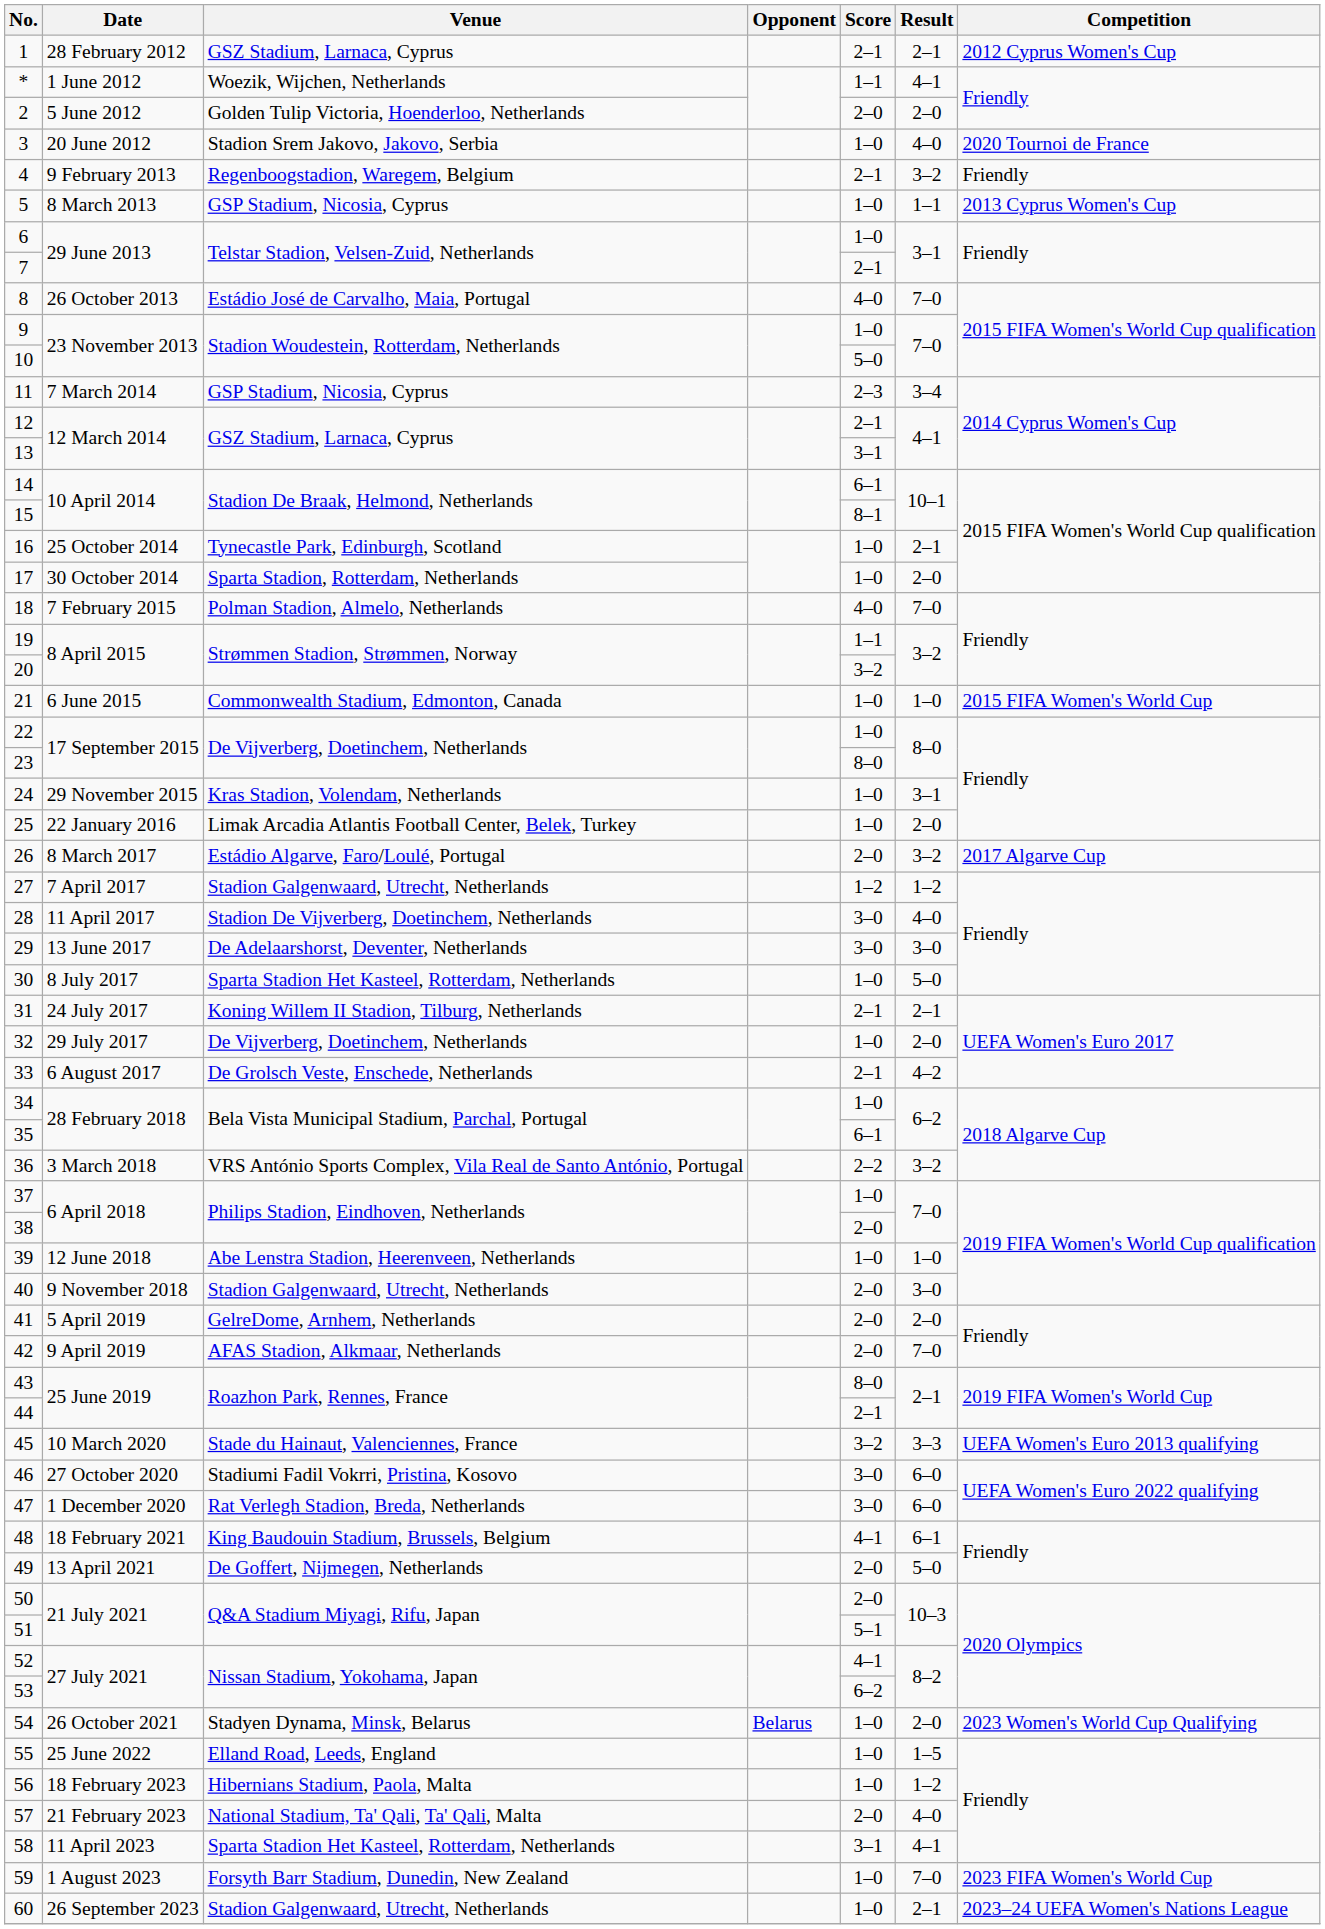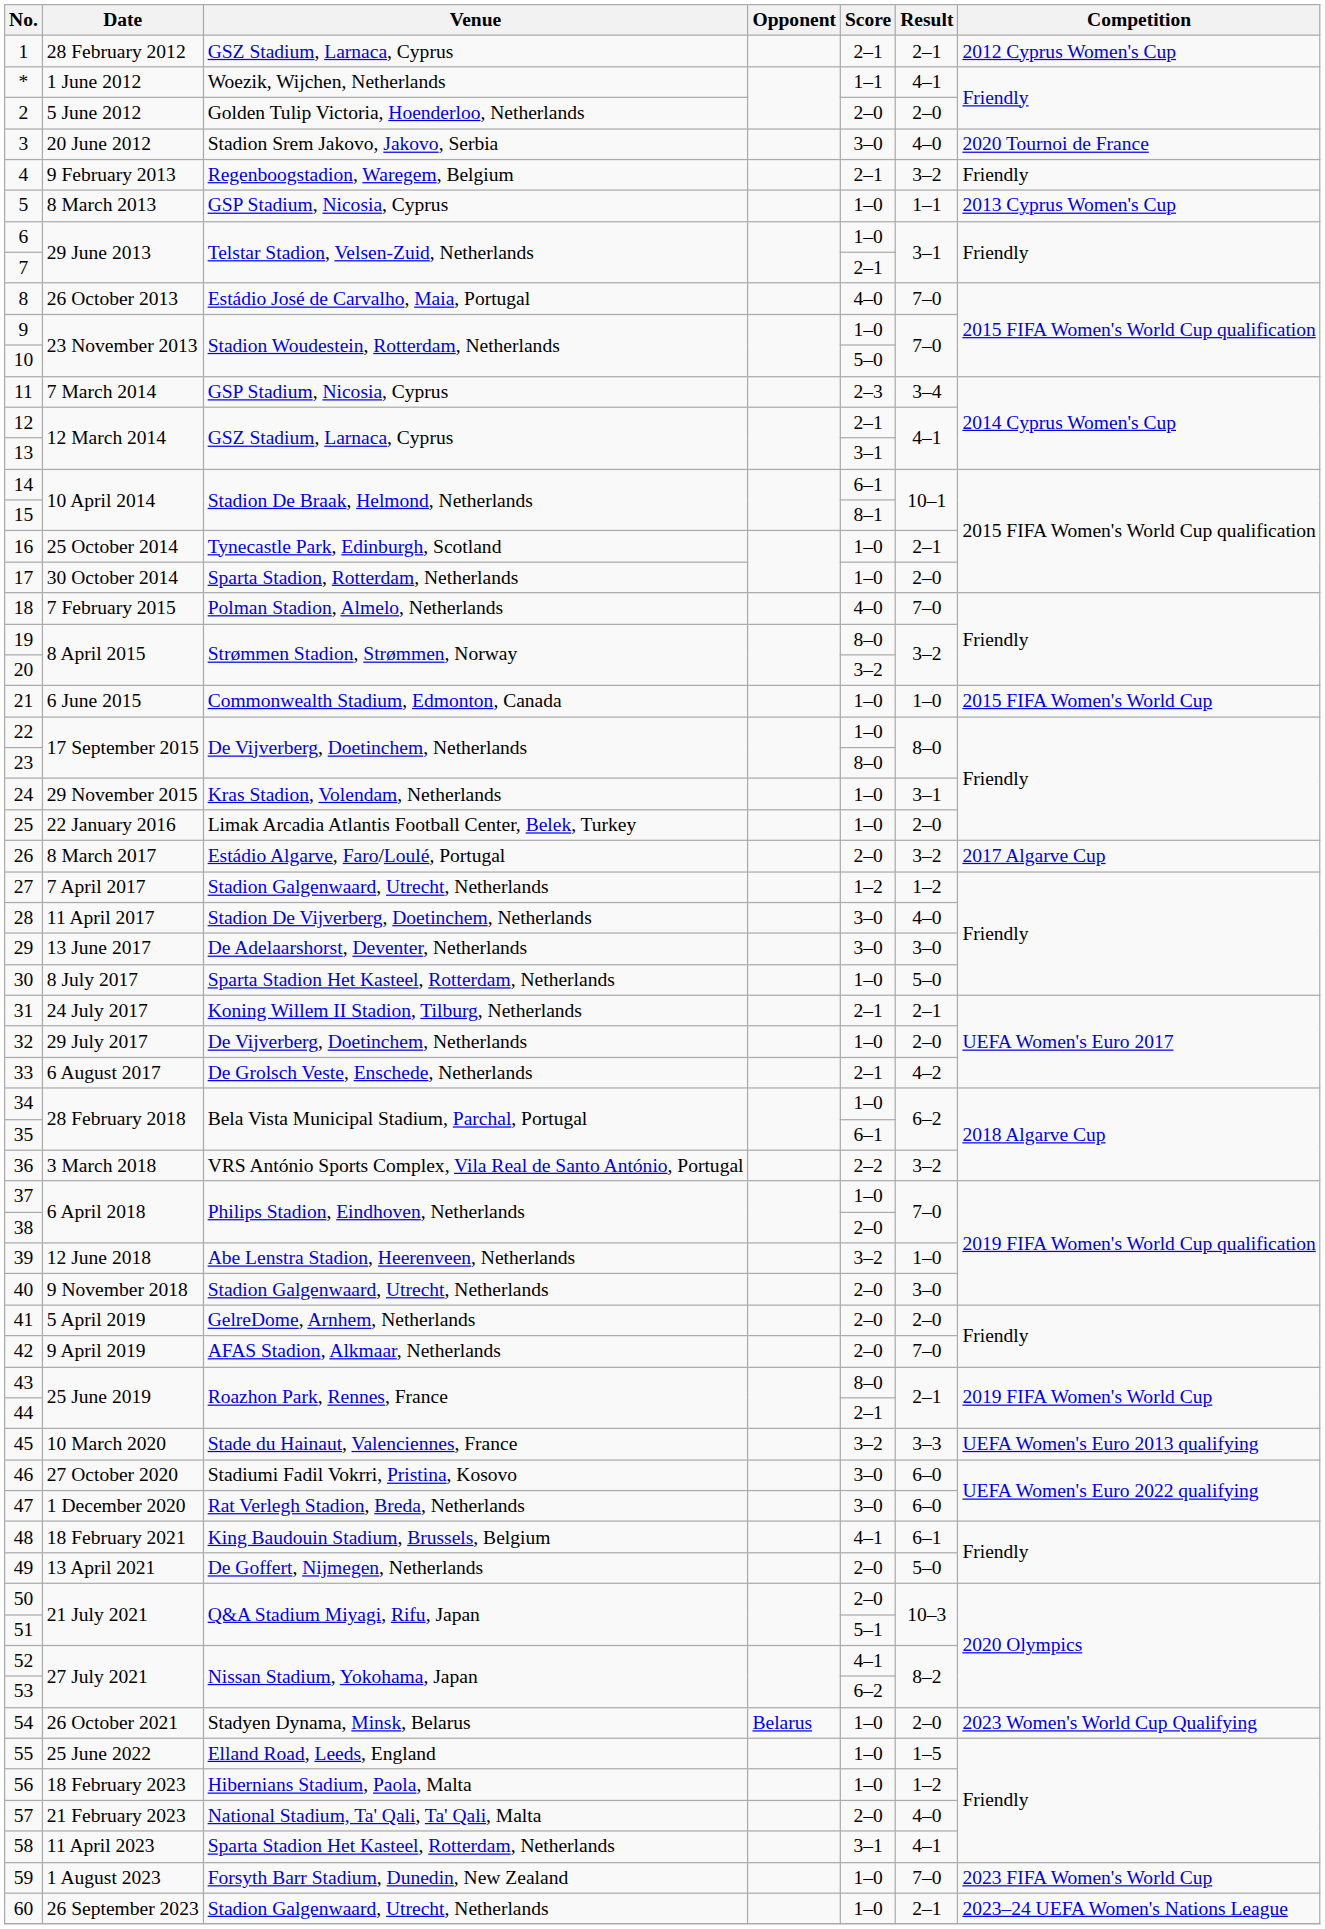(868, 143) 1–0 -> (868, 143) 3–0
(868, 639) 1–1 -> (868, 639) 8–0
(868, 1258) 1–0 -> (868, 1258) 3–2
